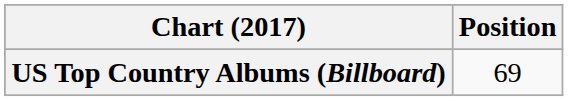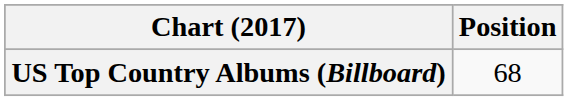(508, 71) 69 -> (508, 71) 68
